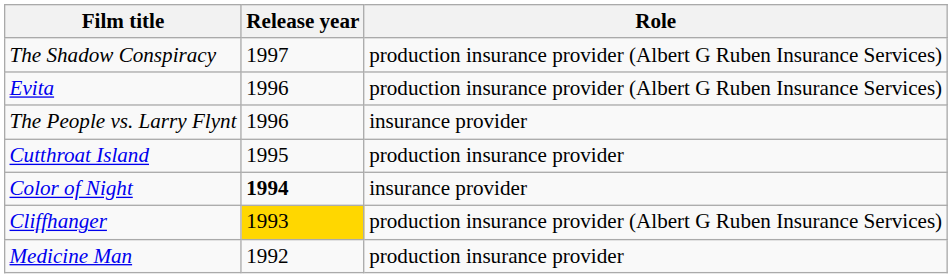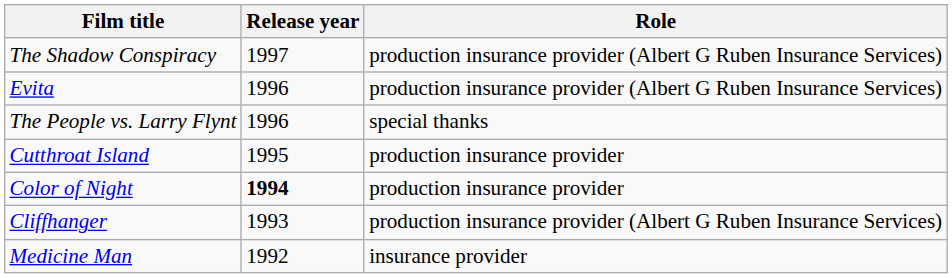(448, 121) insurance provider -> (429, 121) special thanks
(448, 188) insurance provider -> (496, 188) production insurance provider
(267, 222) gold background -> (267, 222) no background
(496, 255) production insurance provider -> (448, 255) insurance provider
